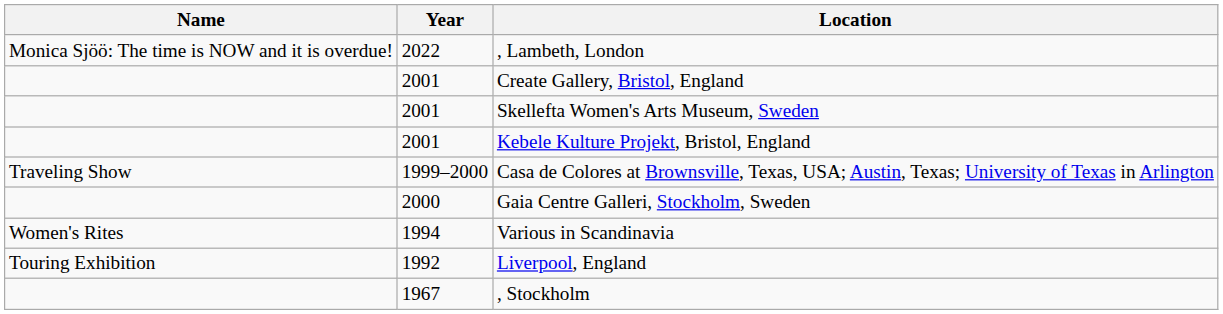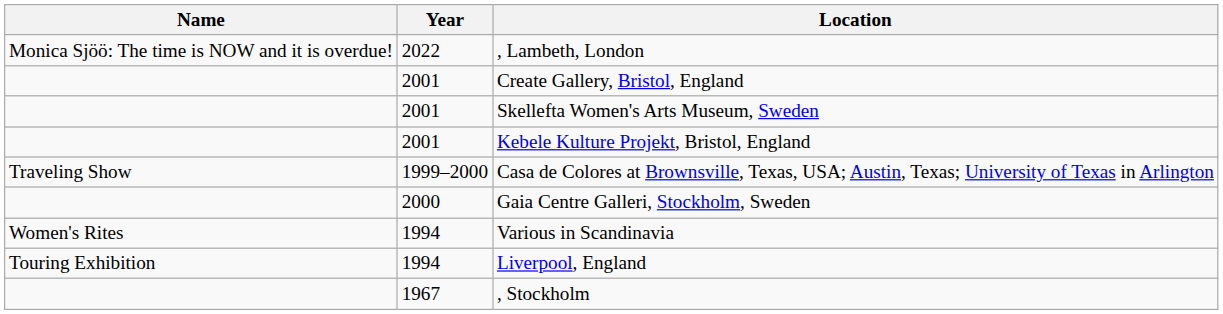(421, 263) 1992 -> (421, 263) 1994
